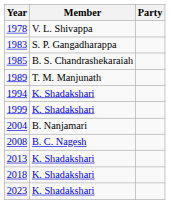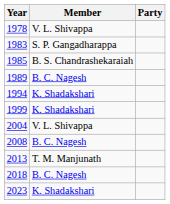(66, 77) T. M. Manjunath -> (59, 77) B. C. Nagesh
(59, 126) B. Nanjamari -> (62, 126) V. L. Shivappa
(63, 158) K. Shadakshari -> (66, 158) T. M. Manjunath
(63, 175) K. Shadakshari -> (59, 175) B. C. Nagesh
